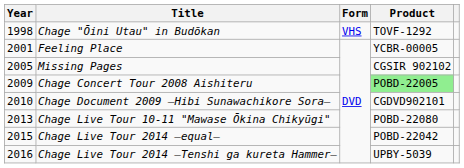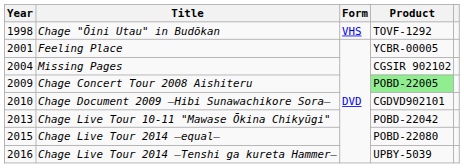(20, 66) 2005 -> (20, 66) 2004
(406, 119) POBD-22080 -> (406, 119) POBD-22042
(406, 136) POBD-22042 -> (406, 136) POBD-22080
